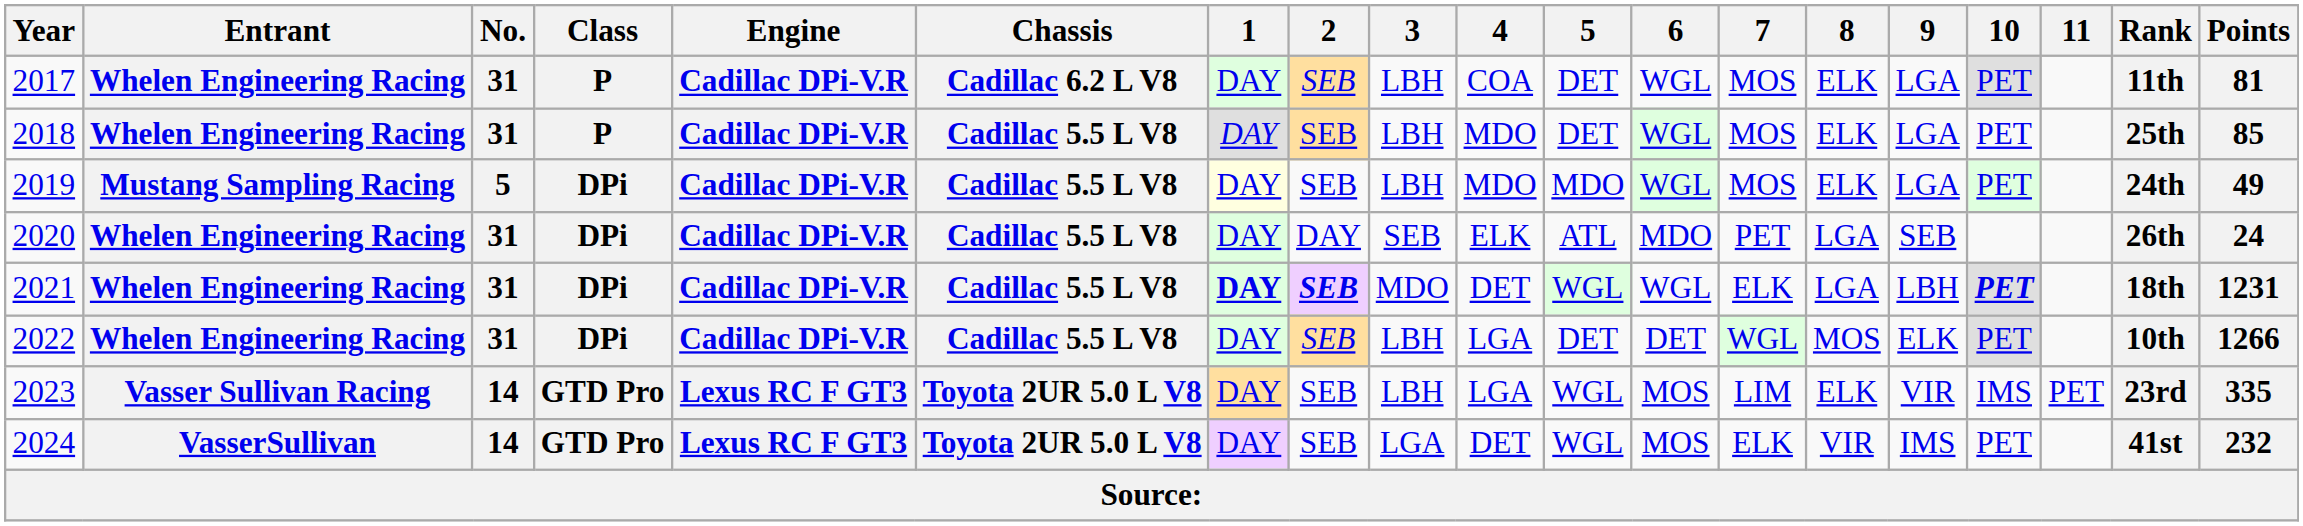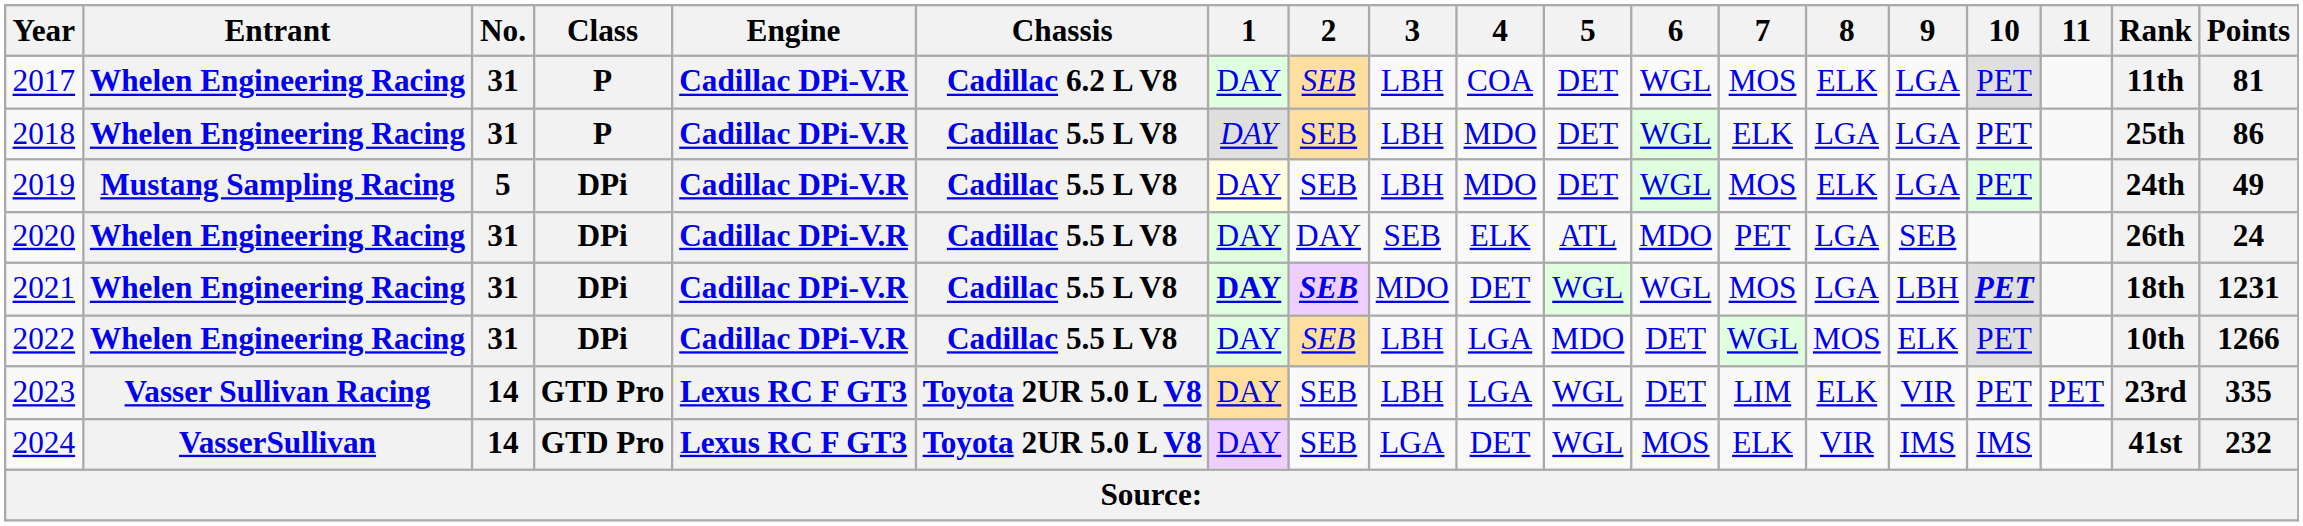(1763, 133) MOS -> (1763, 133) ELK
(1847, 133) ELK -> (1847, 133) LGA
(2248, 133) 85 -> (2248, 133) 86
(1588, 184) MDO -> (1588, 184) DET
(1763, 287) ELK -> (1763, 287) MOS
(1588, 339) DET -> (1588, 339) MDO
(1676, 391) MOS -> (1676, 391) DET
(2004, 391) IMS -> (2004, 391) PET
(2004, 442) PET -> (2004, 442) IMS
